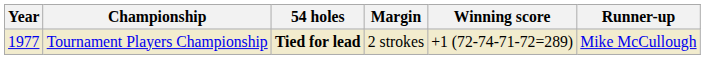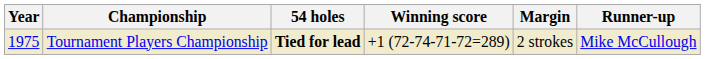columns swapped: (502, 16) <-> (396, 16)
(24, 41) 1977 -> (24, 41) 1975
